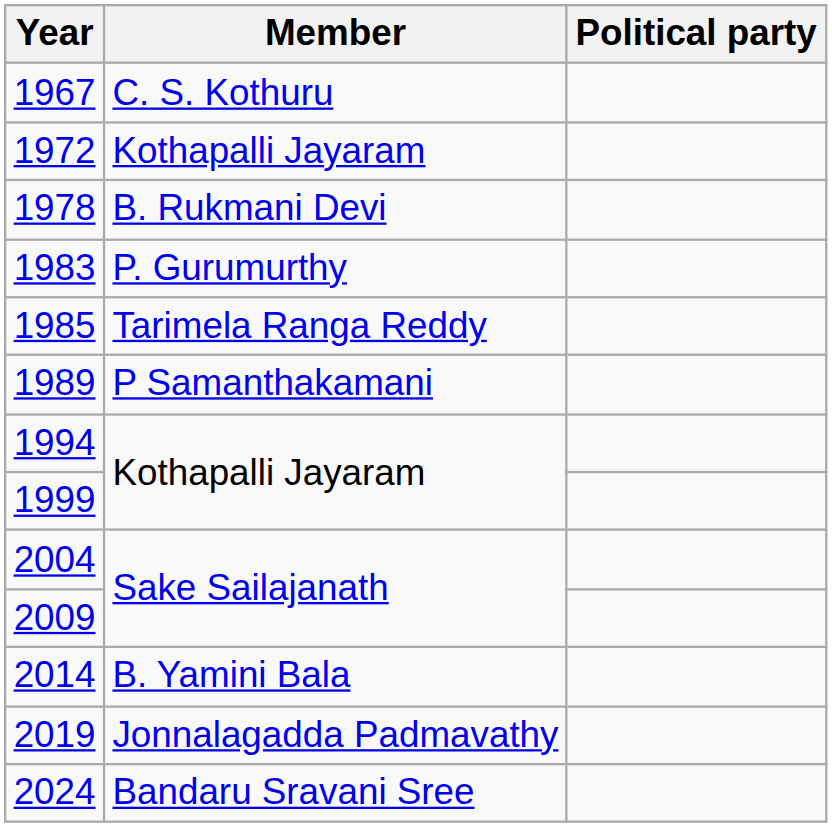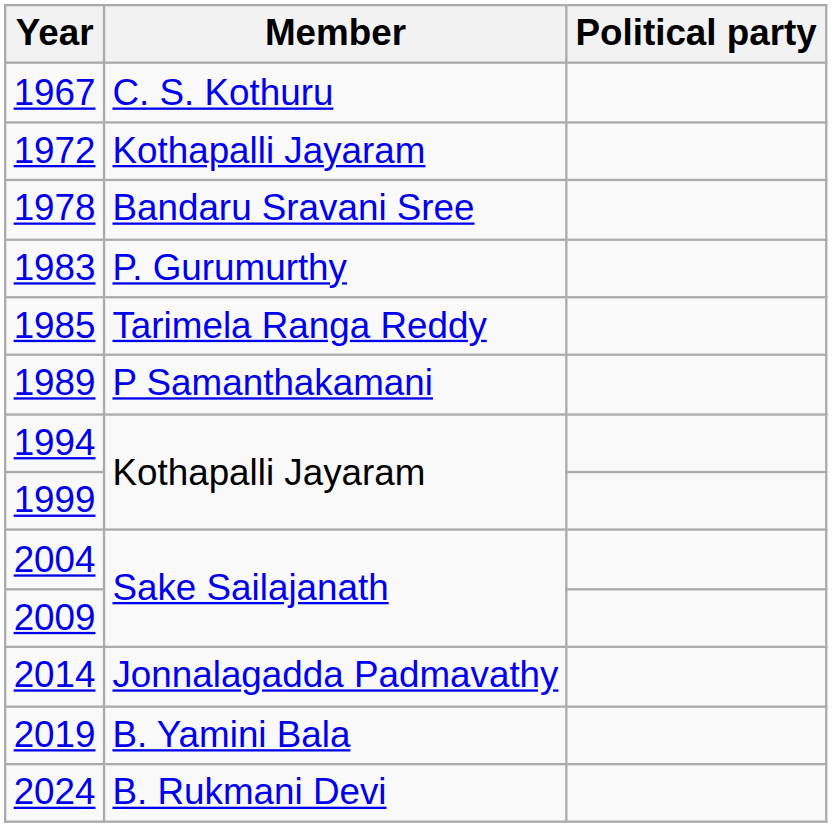(249, 208) B. Rukmani Devi -> (294, 208) Bandaru Sravani Sree
(231, 675) B. Yamini Bala -> (335, 675) Jonnalagadda Padmavathy
(335, 734) Jonnalagadda Padmavathy -> (231, 734) B. Yamini Bala
(294, 792) Bandaru Sravani Sree -> (249, 792) B. Rukmani Devi
